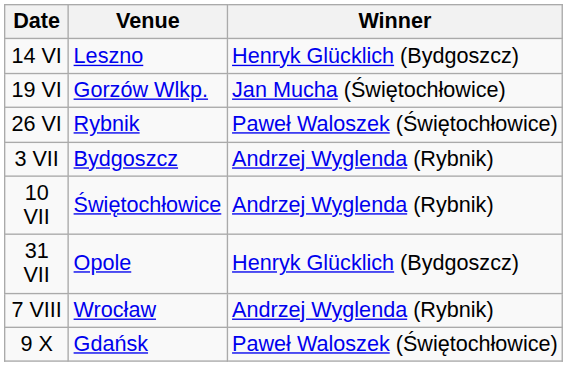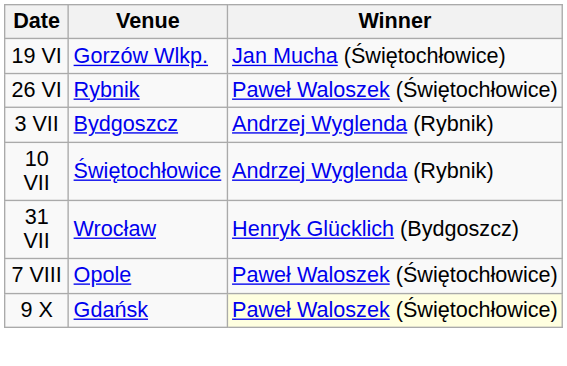- row: (37, 55)
(102, 263) Opole -> (115, 229) Wrocław
(115, 310) Wrocław -> (102, 275) Opole
(363, 310) Andrzej Wyglenda (Rybnik) -> (395, 275) Paweł Waloszek (Świętochłowice)
(395, 344) no background -> (395, 310) lightyellow background
